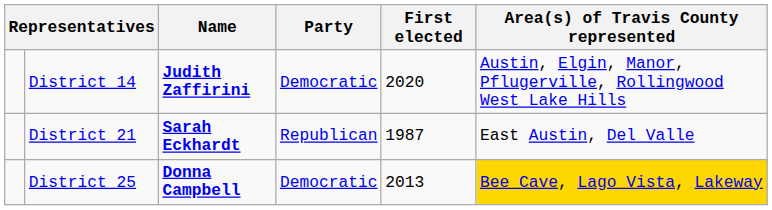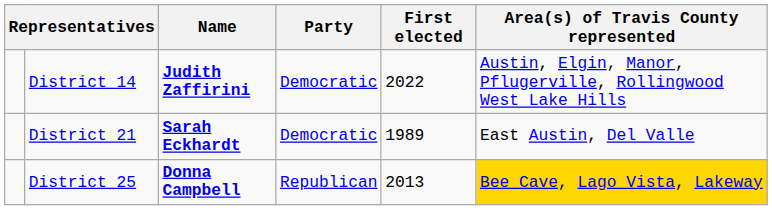(405, 82) 2020 -> (405, 82) 2022
(329, 136) Republican -> (329, 136) Democratic
(405, 136) 1987 -> (405, 136) 1989
(329, 182) Democratic -> (329, 182) Republican
